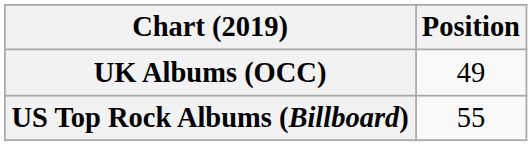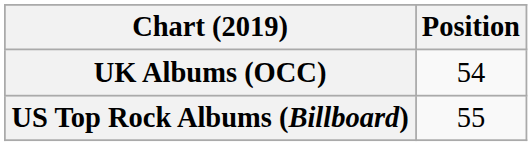(471, 72) 49 -> (471, 72) 54
